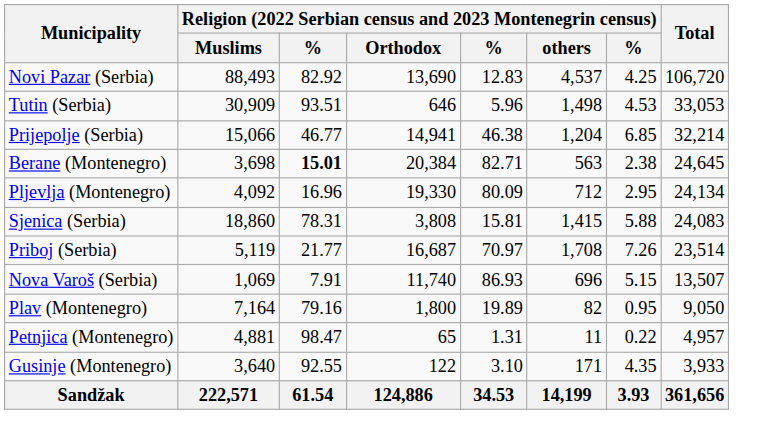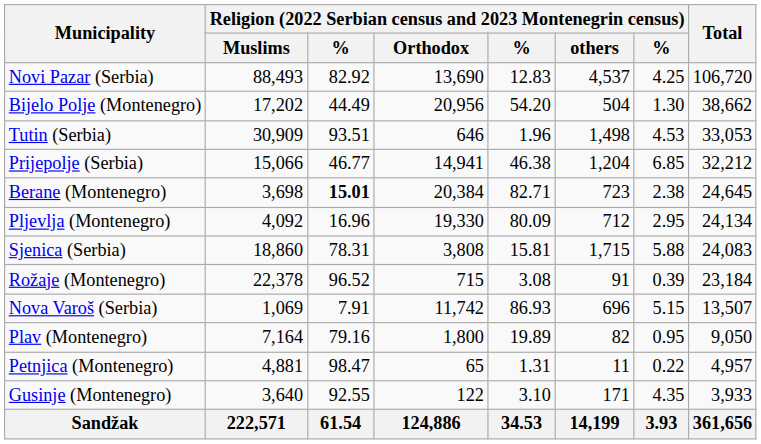+ row: (105, 105)
(507, 105) 5.96 -> (535, 134) 1.96
(699, 134) 32,214 -> (727, 163) 32,212
(588, 163) 563 -> (616, 192) 723
(581, 221) 1,415 -> (609, 250) 1,715
- row: (63, 250)
+ row: (87, 279)
(431, 279) 11,740 -> (459, 308) 11,742
